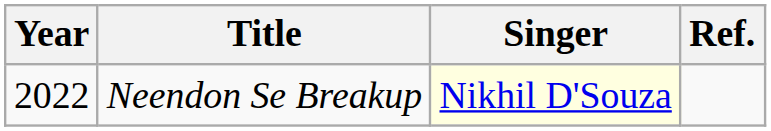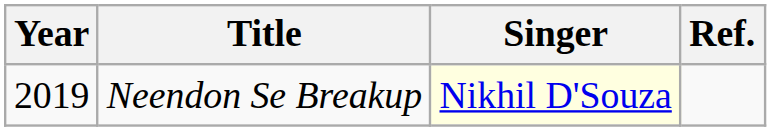(52, 94) 2022 -> (52, 94) 2019
